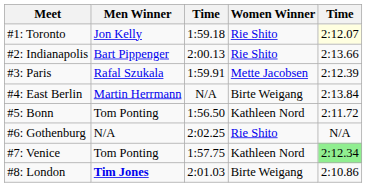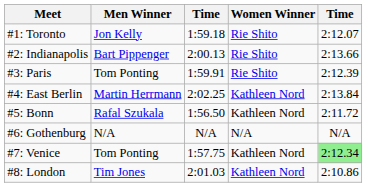(340, 34) lightyellow background -> (340, 34) no background
(129, 73) Rafal Szukala -> (126, 73) Tom Ponting
(269, 73) Mette Jacobsen -> (254, 73) Rie Shito
(206, 93) N/A -> (206, 93) 2:02.25
(267, 93) Birte Weigang -> (268, 93) Kathleen Nord
(126, 113) Tom Ponting -> (129, 113) Rafal Szukala
(206, 133) 2:02.25 -> (206, 133) N/A
(254, 133) Rie Shito -> (242, 133) N/A
(121, 172) bold -> (119, 172) normal
(267, 172) Birte Weigang -> (268, 172) Kathleen Nord
